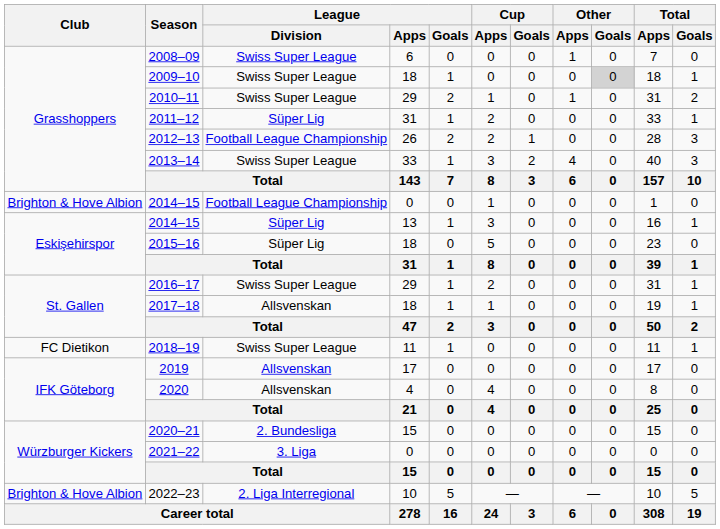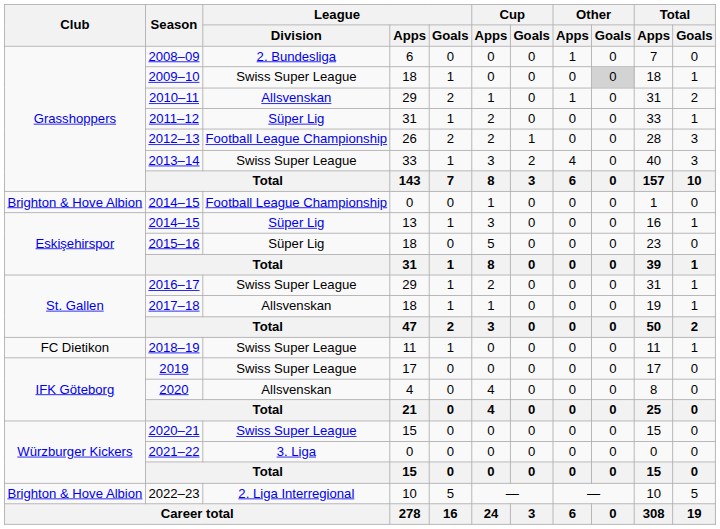(296, 56) Swiss Super League -> (296, 56) 2. Bundesliga
(296, 98) Swiss Super League -> (296, 98) Allsvenskan
(296, 368) Allsvenskan -> (296, 368) Swiss Super League
(296, 431) 2. Bundesliga -> (296, 431) Swiss Super League
